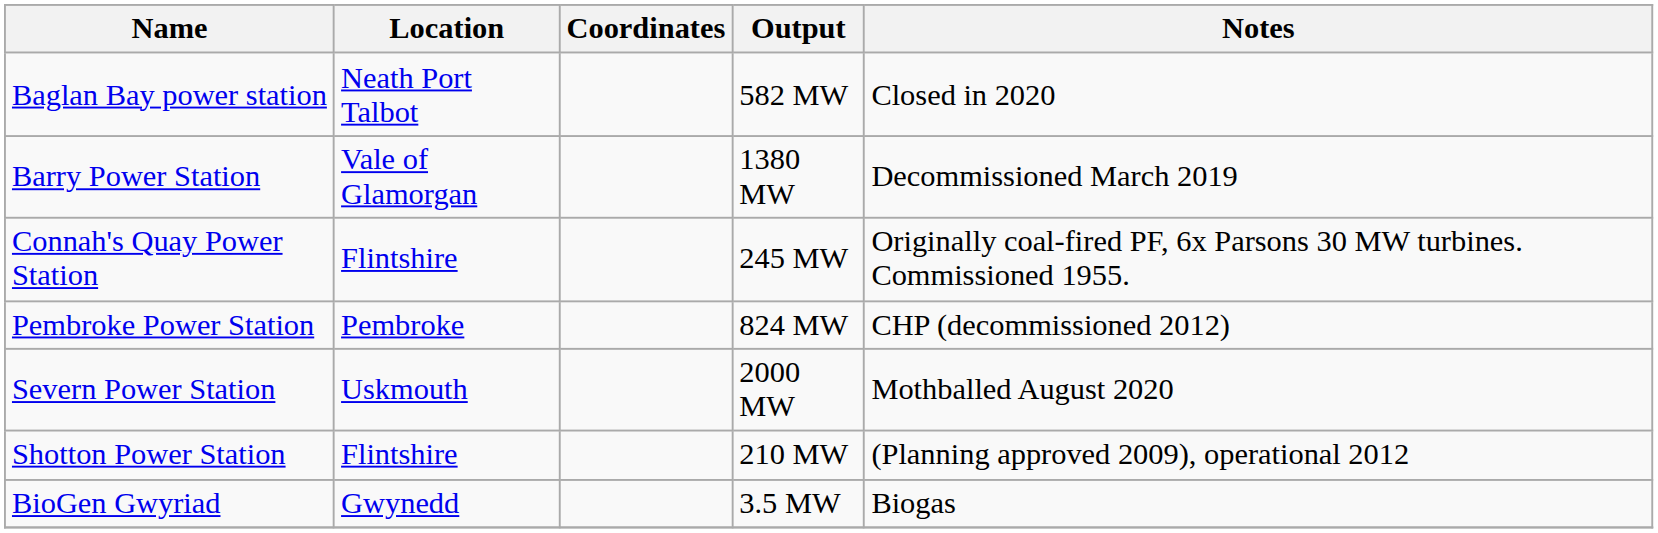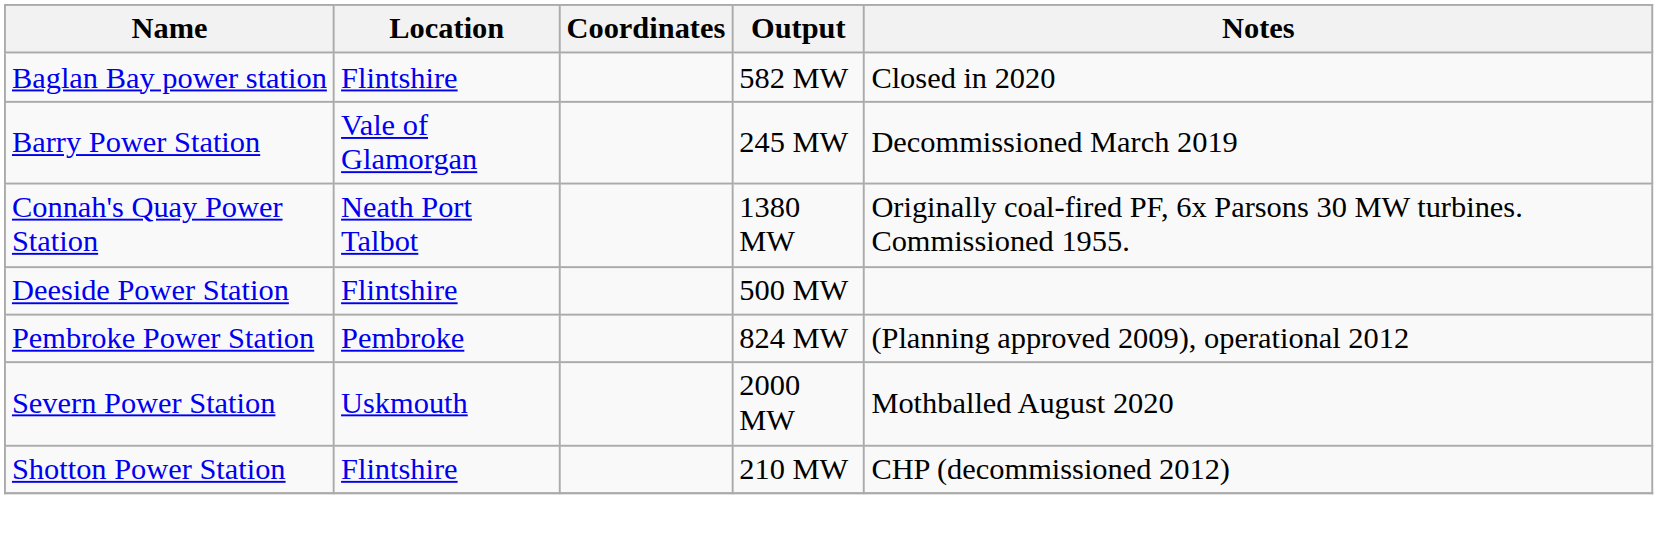(407, 93) Neath Port Talbot -> (399, 76) Flintshire
(770, 176) 1380 MW -> (794, 142) 245 MW
(399, 258) Flintshire -> (407, 224) Neath Port Talbot
(794, 258) 245 MW -> (770, 224) 1380 MW
+ row: (150, 289)
(1051, 324) CHP (decommissioned 2012) -> (1140, 338) (Planning approved 2009), operational 2012
(1140, 454) (Planning approved 2009), operational 2012 -> (1051, 468) CHP (decommissioned 2012)
- row: (116, 502)
